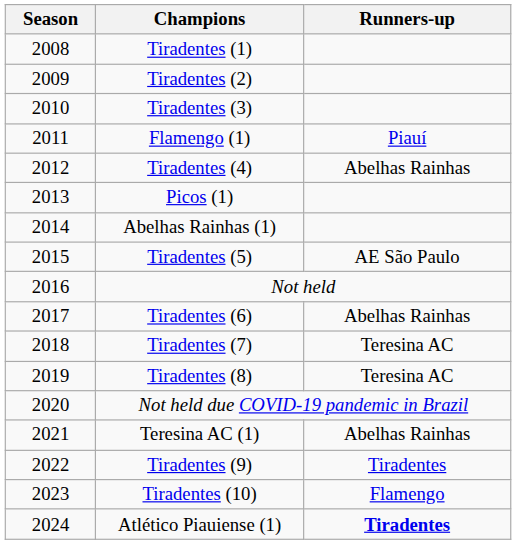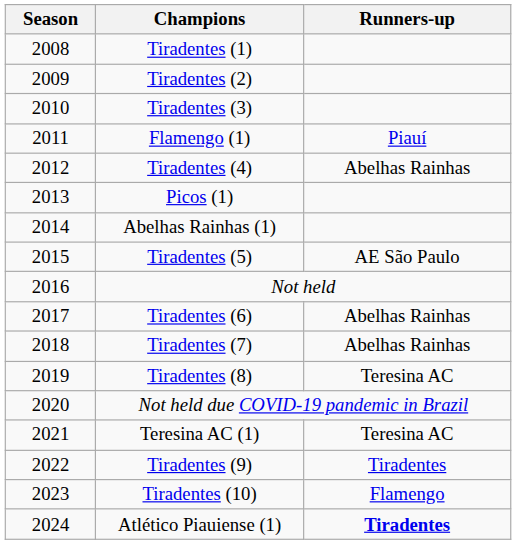(407, 345) Teresina AC -> (407, 345) Abelhas Rainhas
(407, 434) Abelhas Rainhas -> (407, 434) Teresina AC
